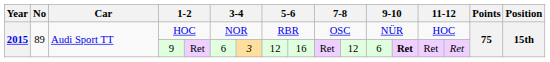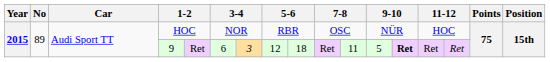(301, 48) 16 -> (301, 48) 18
(353, 48) 12 -> (353, 48) 11
(379, 48) 6 -> (379, 48) 5
